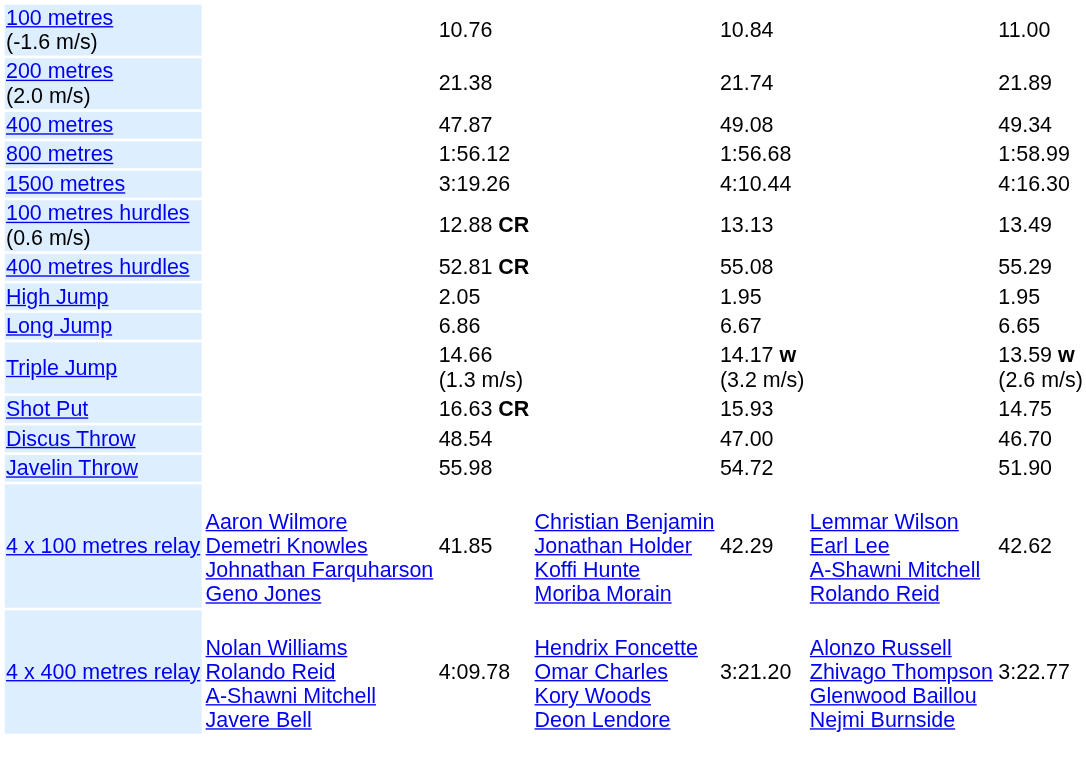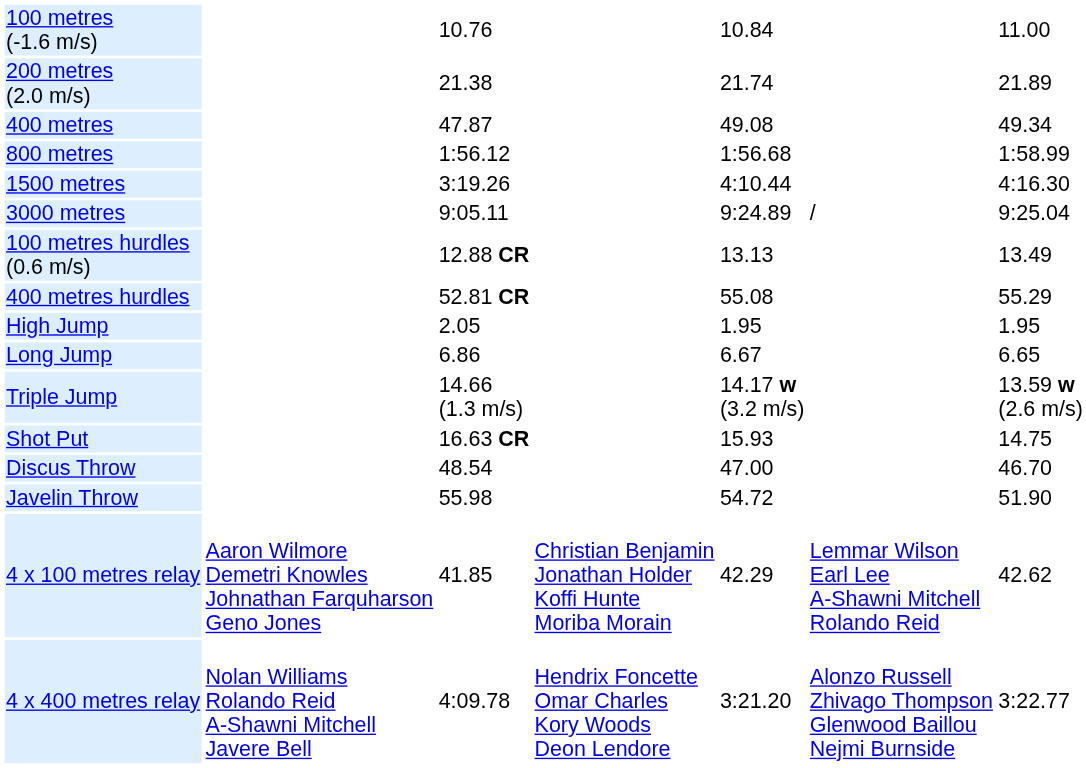+ row: (66, 213)
